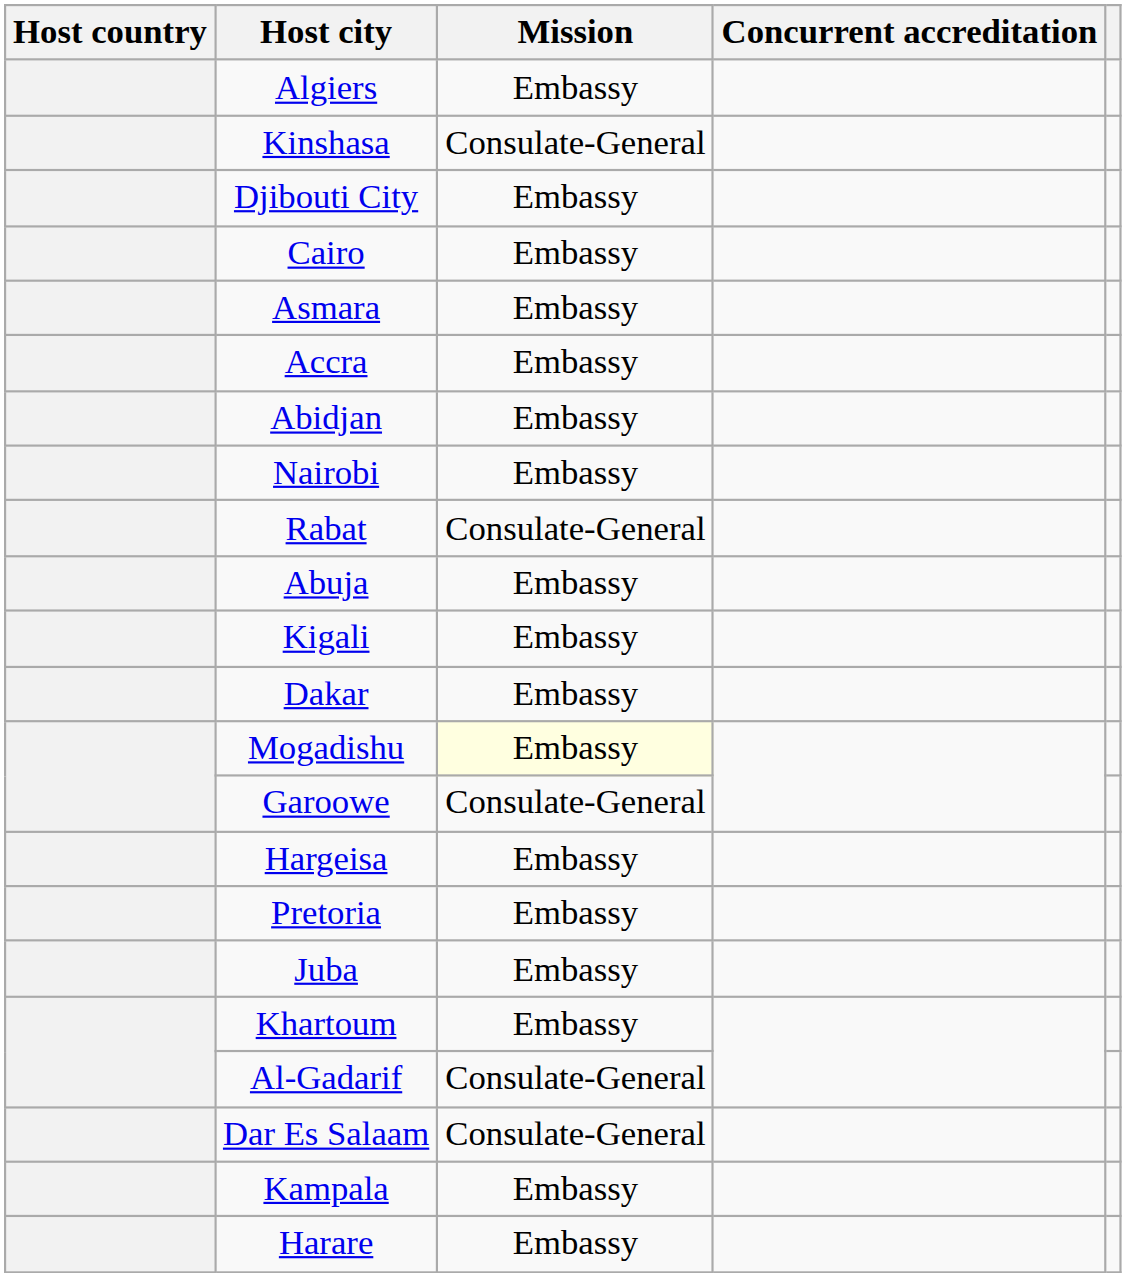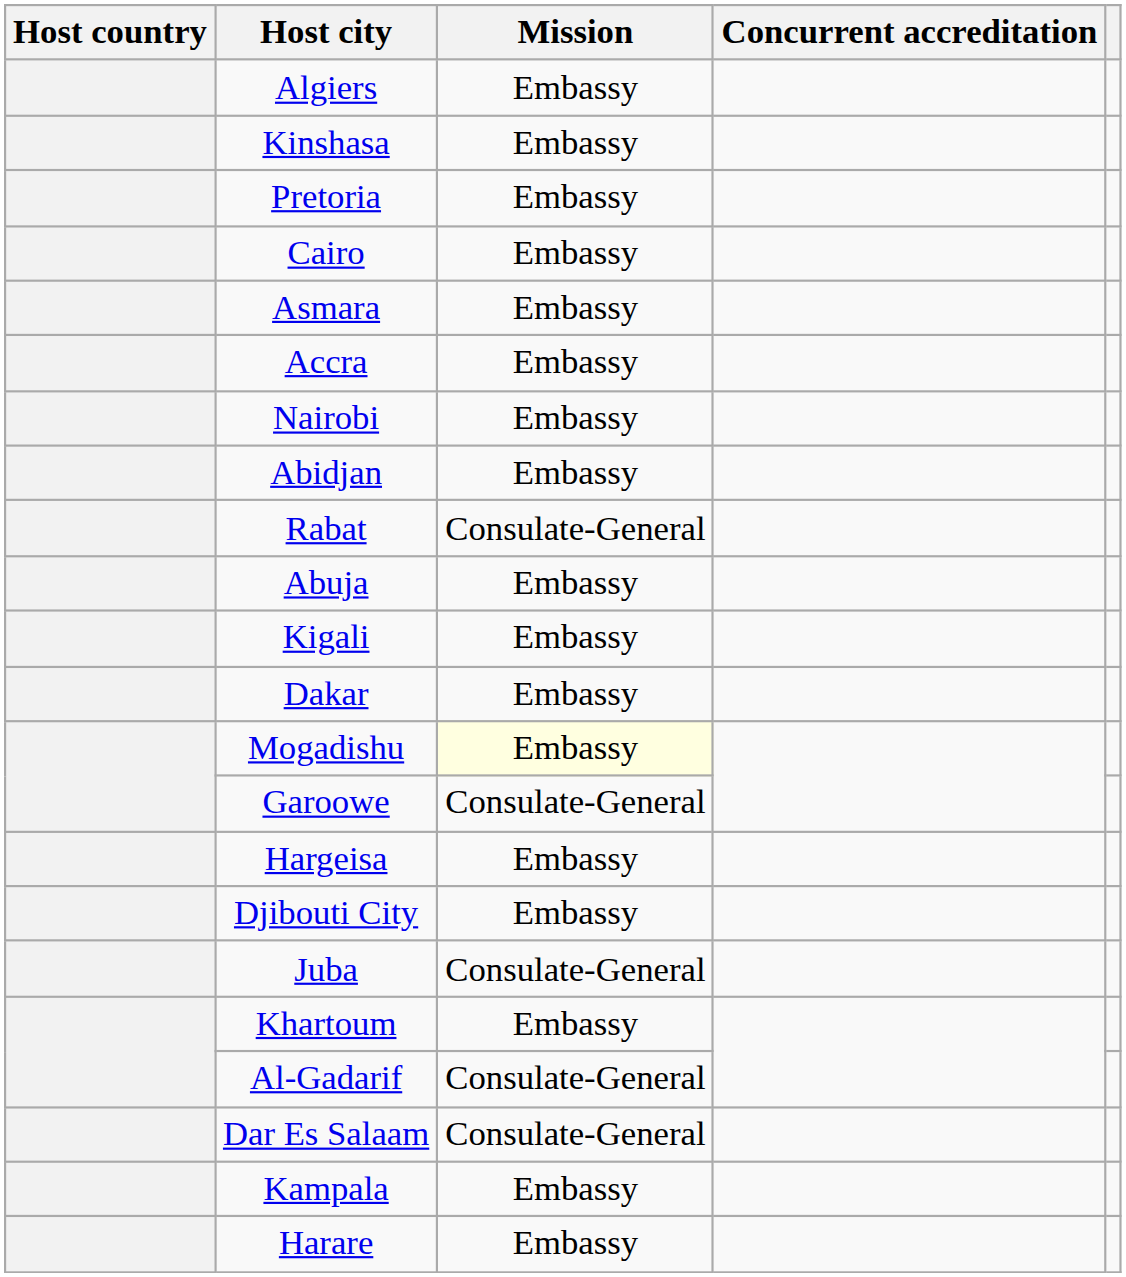(575, 142) Consulate-General -> (575, 142) Embassy
rows swapped: (326, 197) <-> (326, 913)
rows swapped: (326, 417) <-> (326, 472)
(575, 968) Embassy -> (575, 968) Consulate-General
